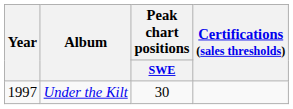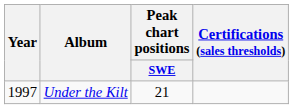(162, 92) 30 -> (162, 92) 21
